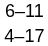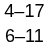rows swapped: (24, 35) <-> (24, 11)
